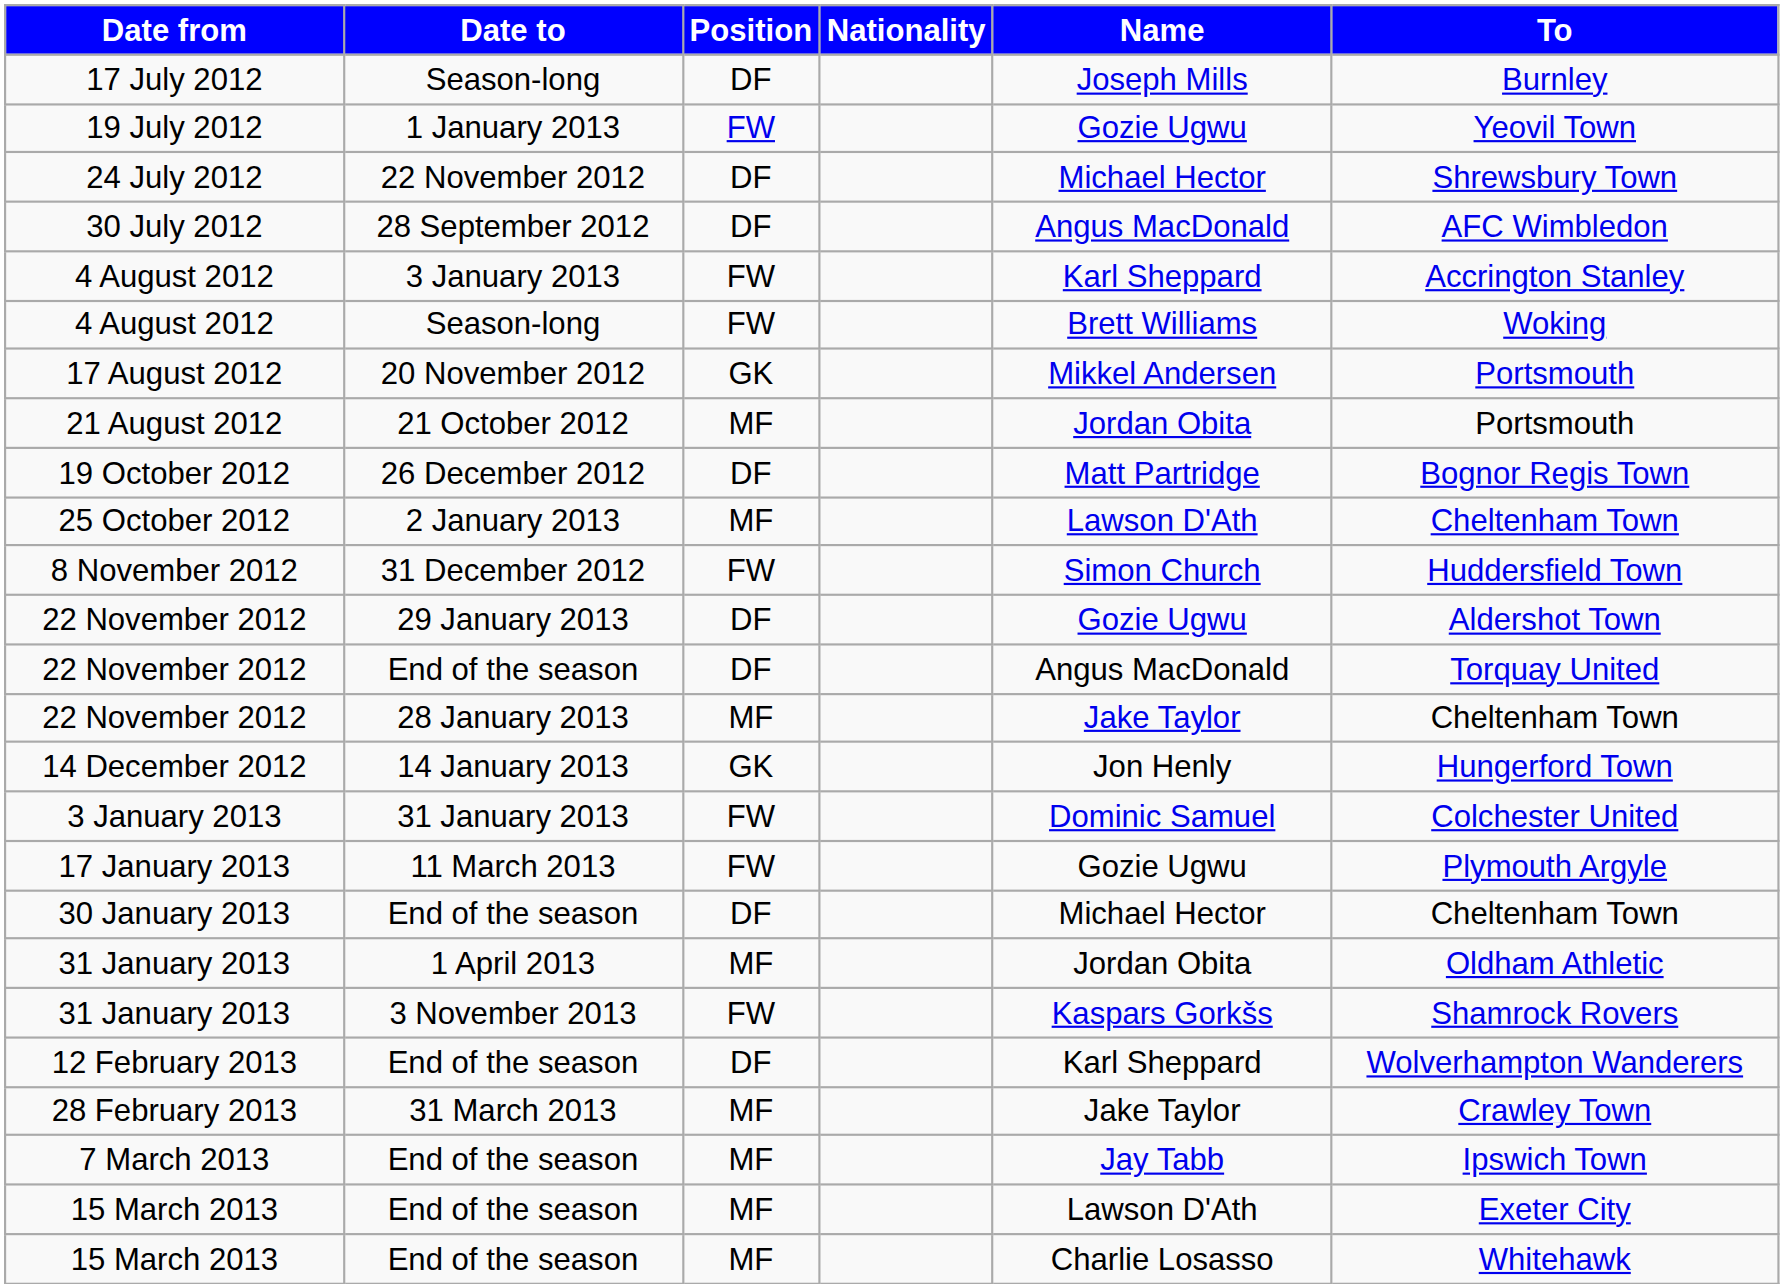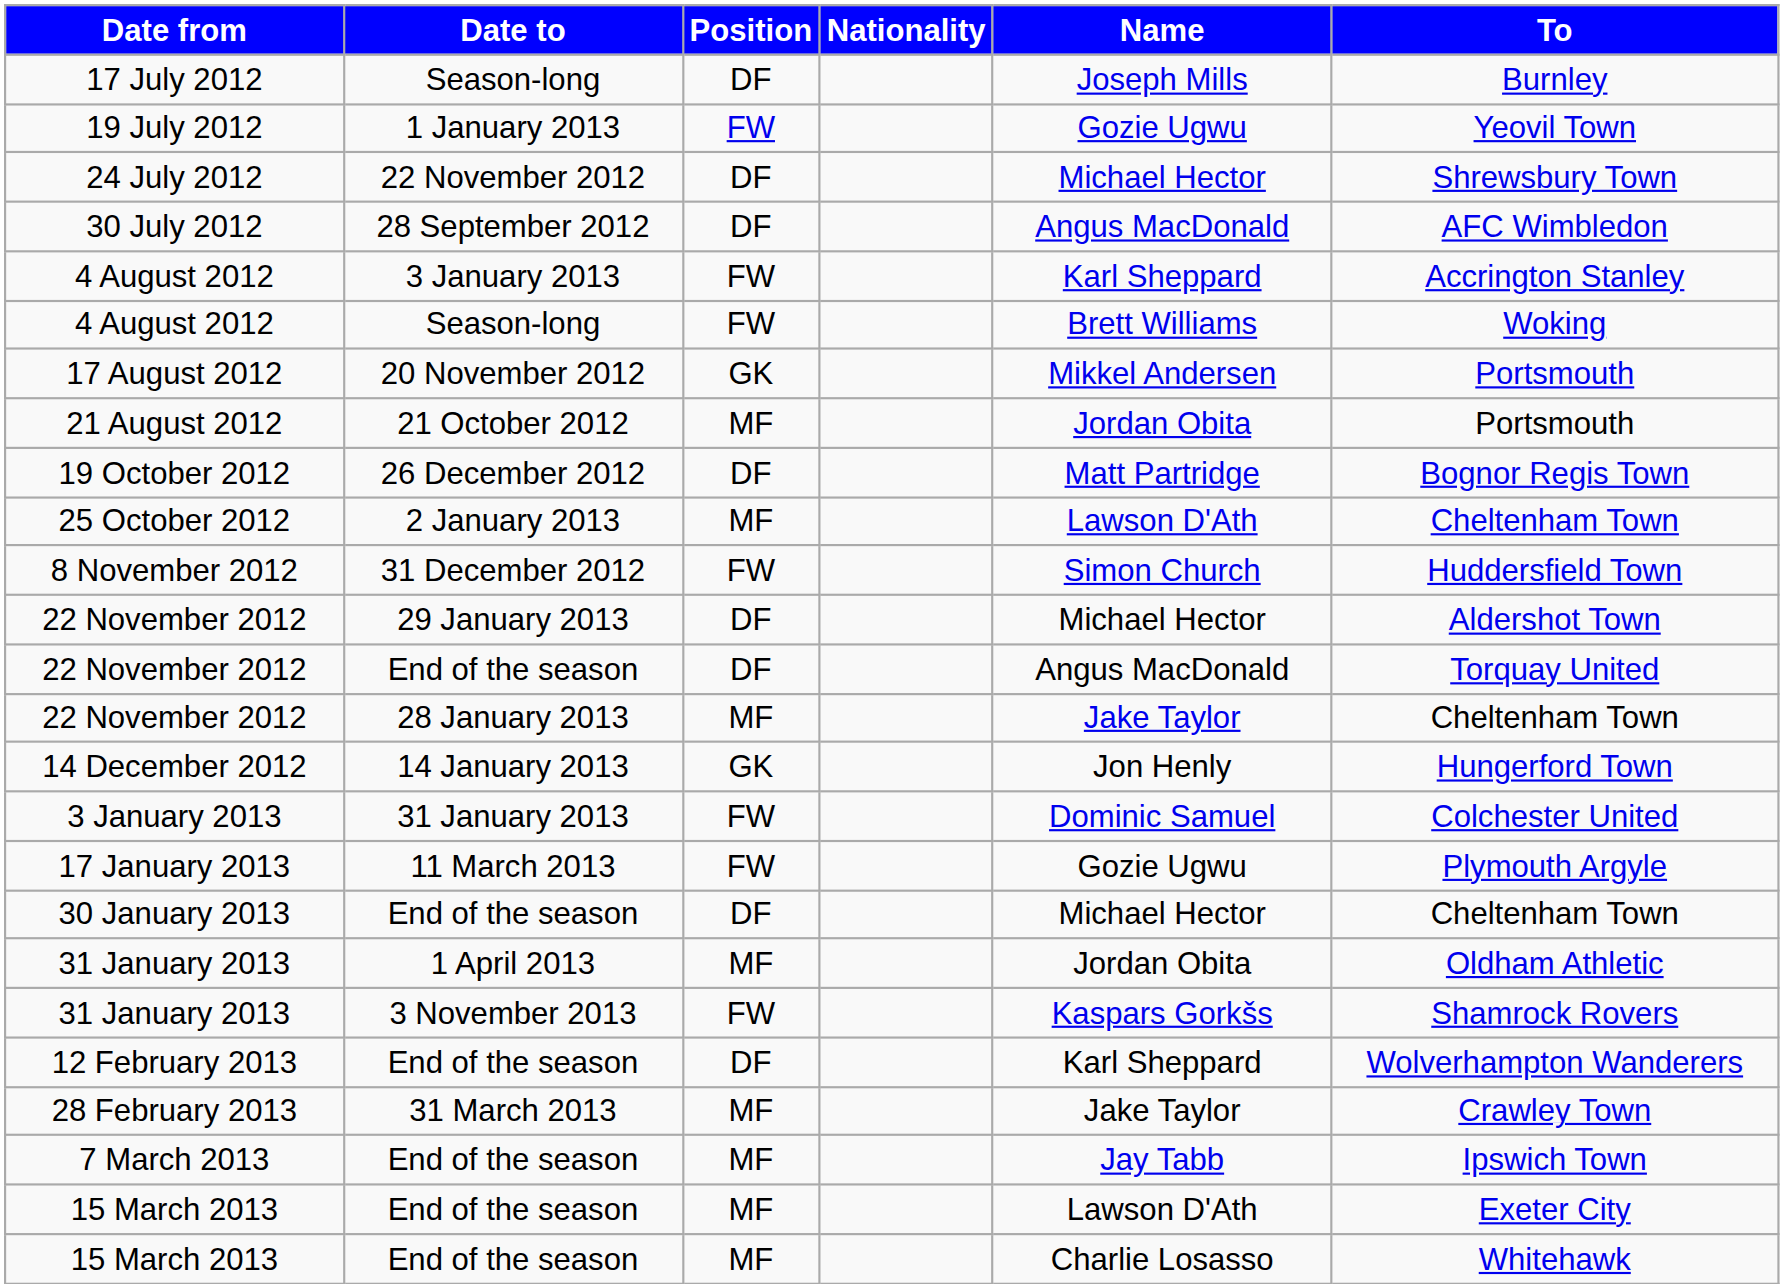(1162, 620) Gozie Ugwu -> (1162, 620) Michael Hector
